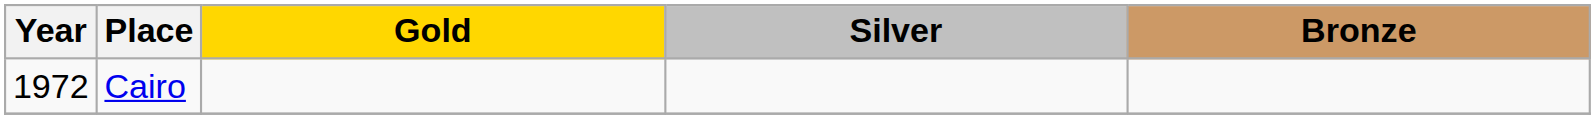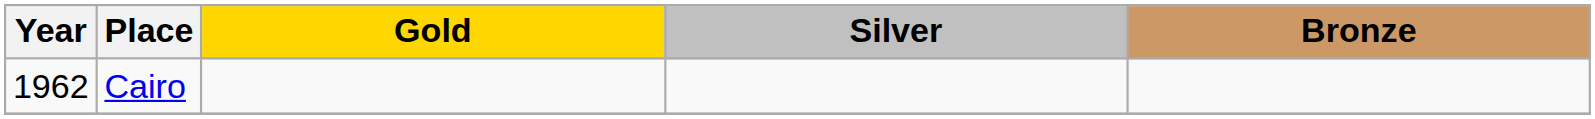(51, 85) 1972 -> (51, 85) 1962
